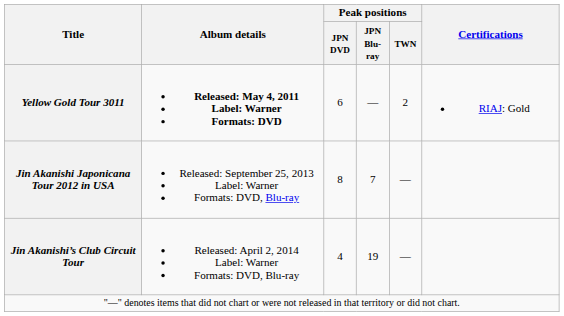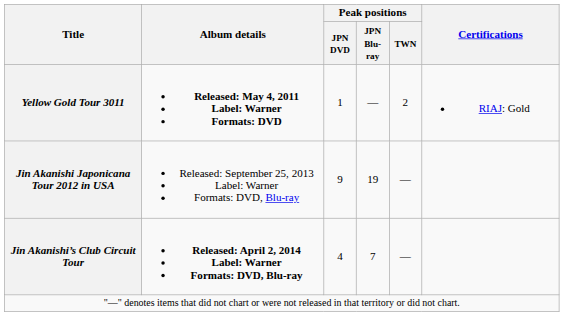(340, 102) 6 -> (340, 102) 1
(340, 179) 8 -> (340, 179) 9
(373, 179) 7 -> (373, 179) 19
(233, 263) normal -> (233, 263) bold
(373, 256) 19 -> (373, 256) 7
